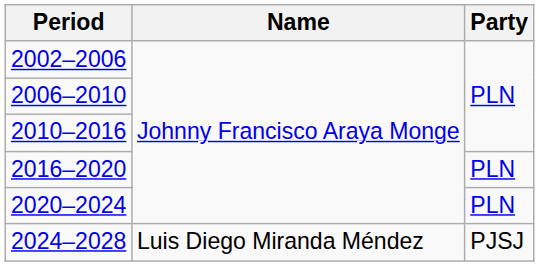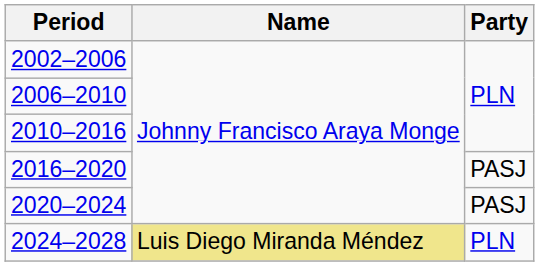(493, 168) PLN -> (498, 168) PASJ
(493, 205) PLN -> (498, 205) PASJ
(280, 242) no background -> (280, 242) khaki background
(497, 242) PJSJ -> (493, 242) PLN
